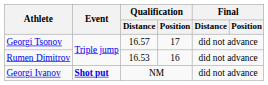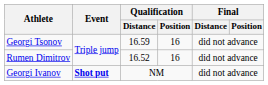(139, 42) 16.57 -> (139, 42) 16.59
(175, 42) 17 -> (175, 42) 16
(139, 58) 16.53 -> (139, 58) 16.52
